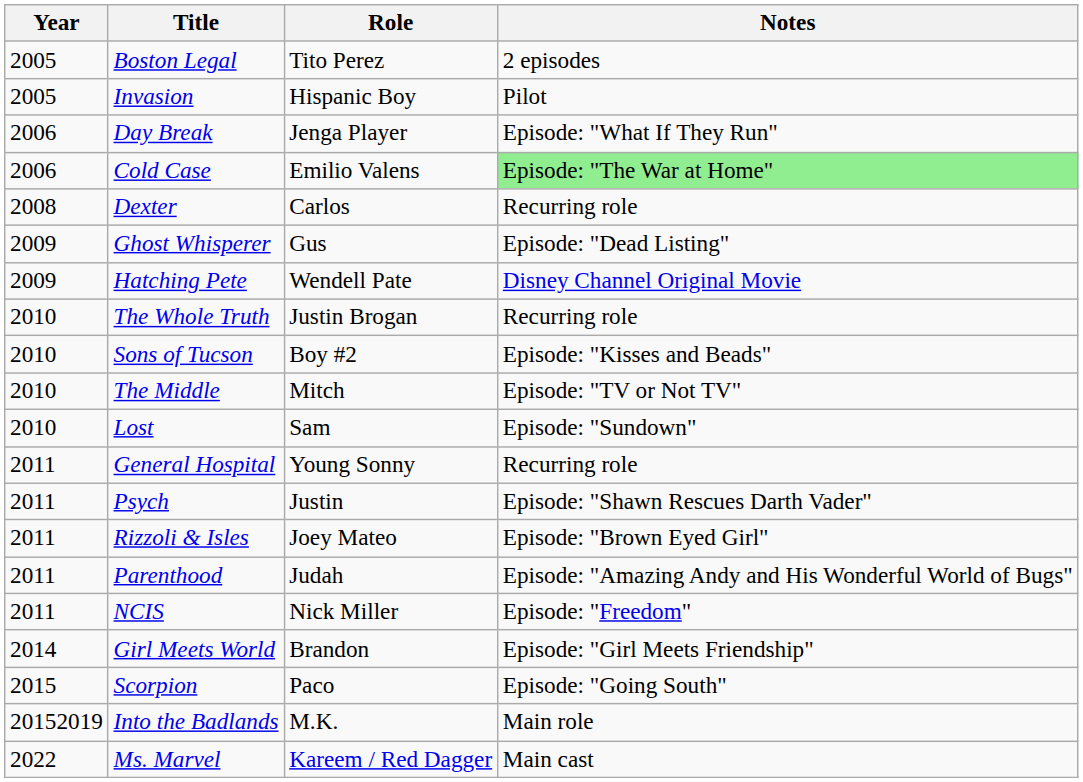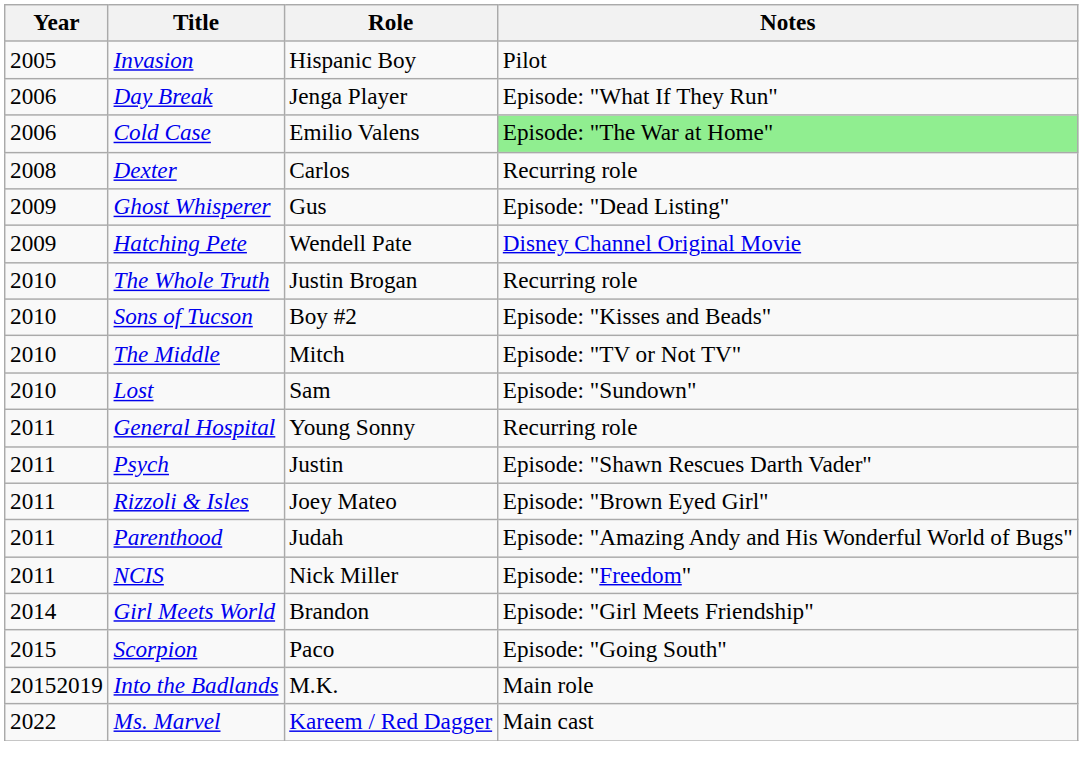- row: (175, 59)
